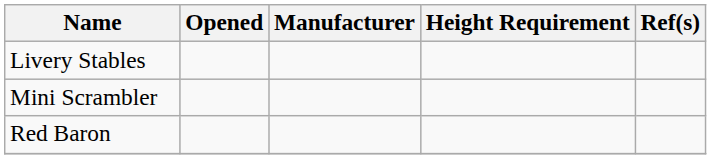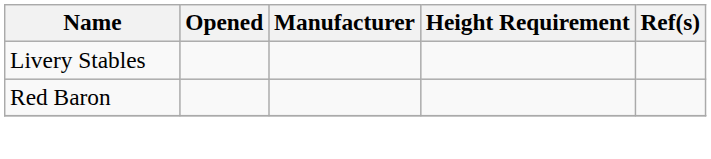- row: (84, 97)
